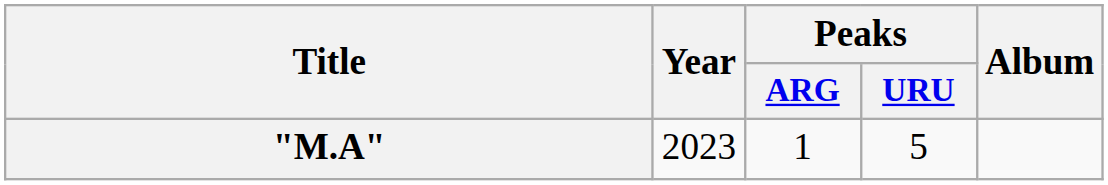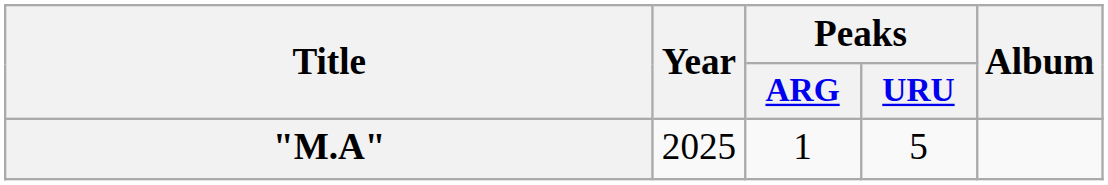(699, 147) 2023 -> (699, 147) 2025
